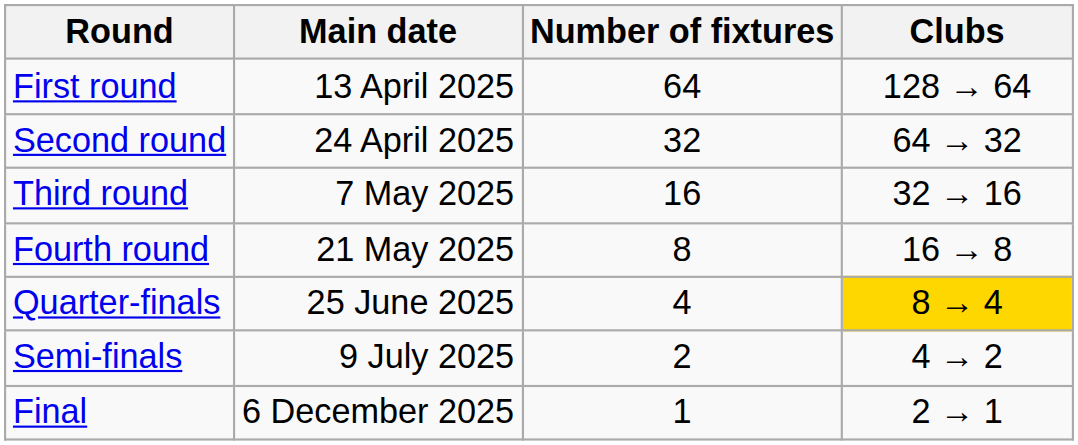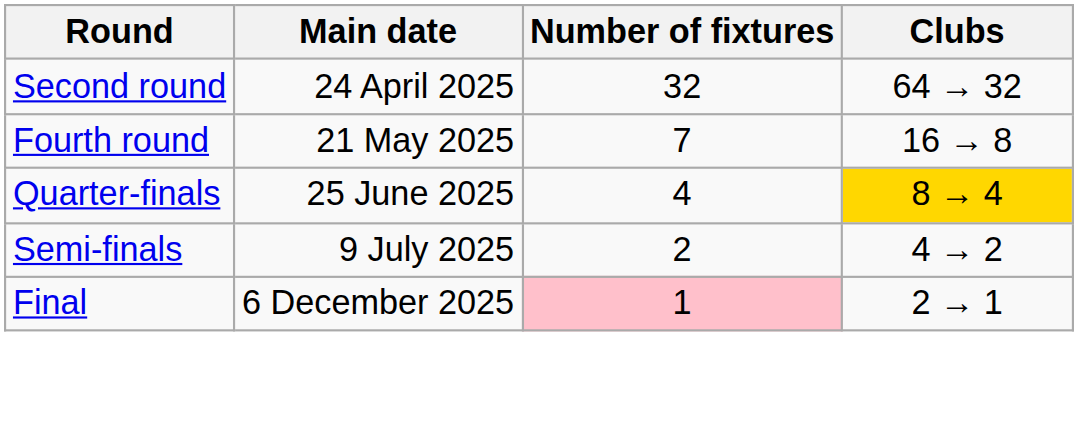- row: (95, 85)
- row: (101, 194)
(682, 248) 8 -> (682, 140) 7
(682, 411) no background -> (682, 303) pink background
